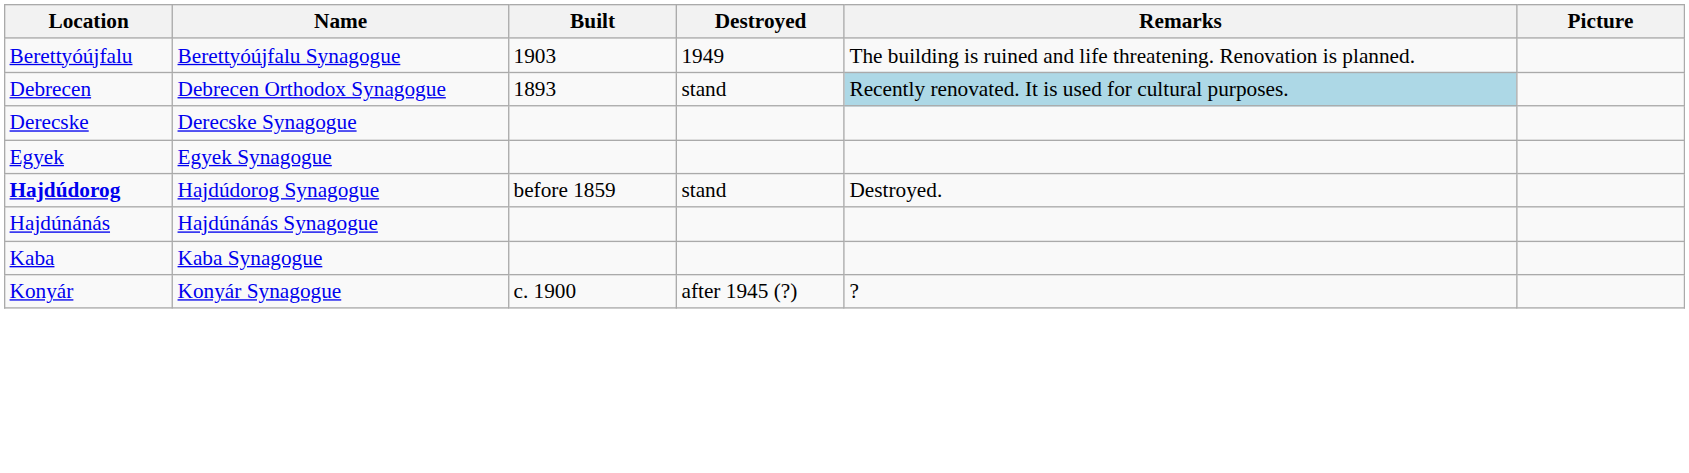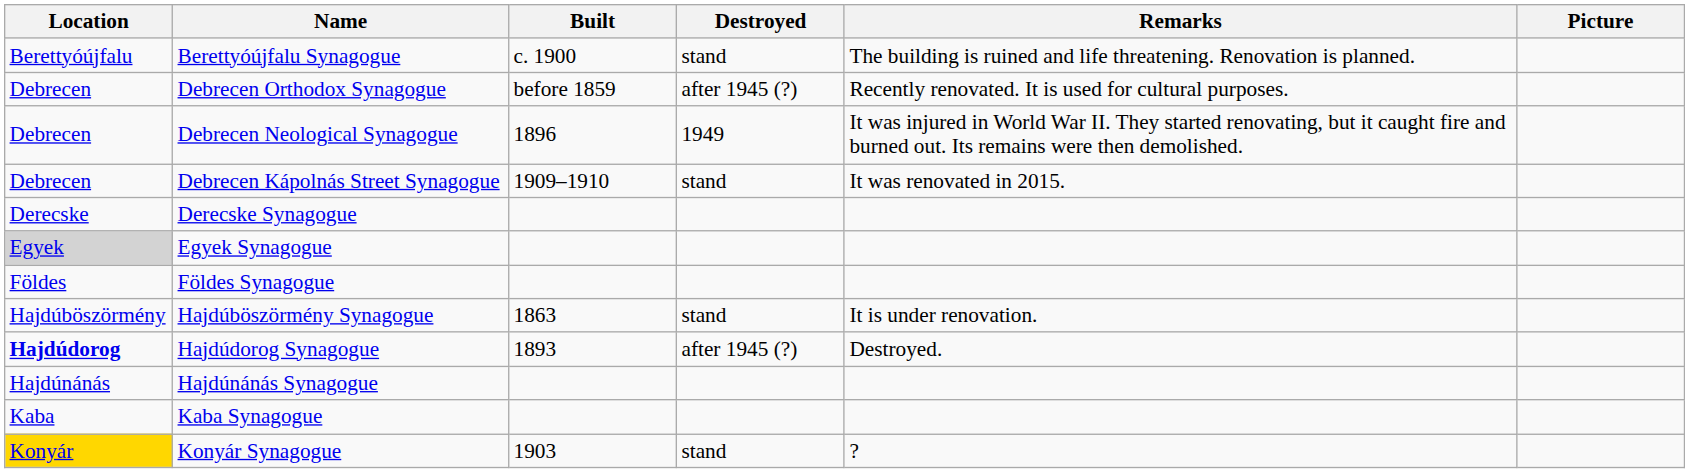(535, 55) 1903 -> (545, 55) c. 1900
(703, 55) 1949 -> (704, 55) stand
(535, 88) 1893 -> (565, 88) before 1859
(704, 88) stand -> (739, 88) after 1945 (?)
(1069, 88) lightblue background -> (1069, 88) no background
+ row: (318, 134)
+ row: (339, 180)
(37, 156) no background -> (37, 247) lightgrey background
+ row: (256, 281)
+ row: (305, 315)
(565, 190) before 1859 -> (535, 349) 1893
(704, 190) stand -> (739, 349) after 1945 (?)
(41, 291) no background -> (41, 450) gold background
(545, 291) c. 1900 -> (535, 450) 1903
(739, 291) after 1945 (?) -> (704, 450) stand
